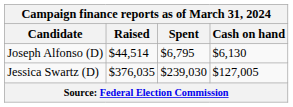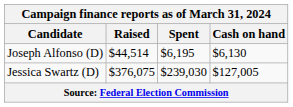(178, 53) $6,795 -> (178, 53) $6,195
(132, 72) $376,035 -> (132, 72) $376,075
